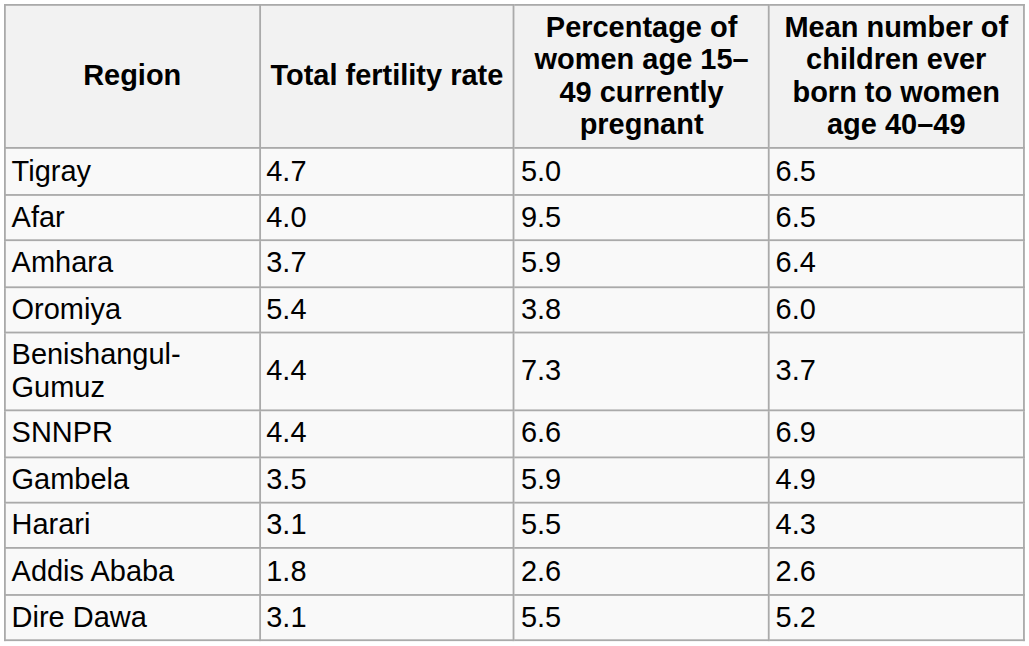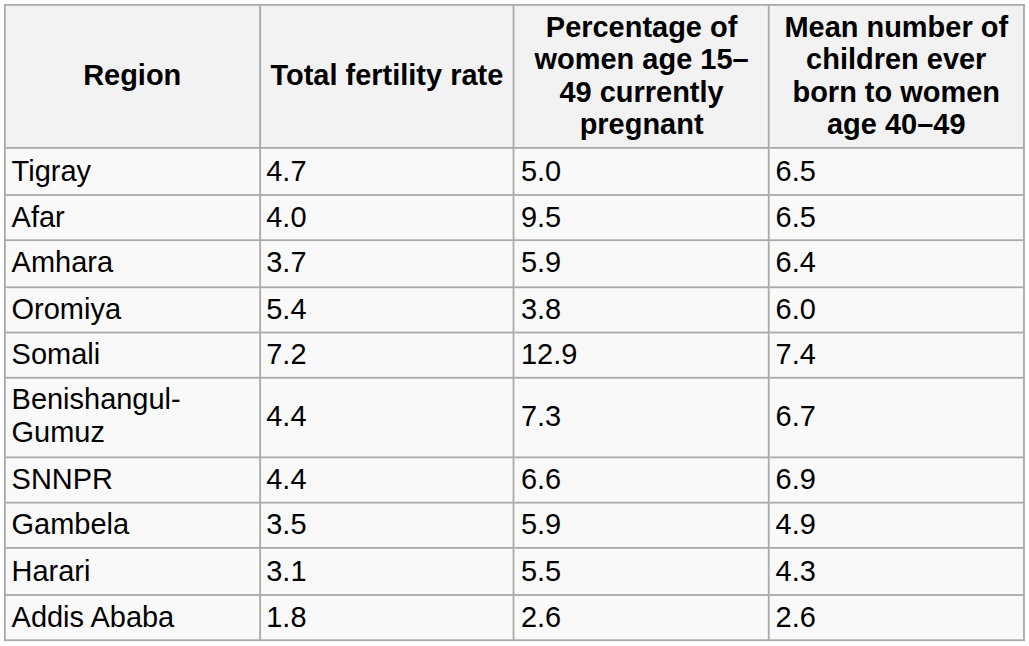+ row: (56, 354)
(796, 371) 3.7 -> (796, 417) 6.7
- row: (79, 617)
